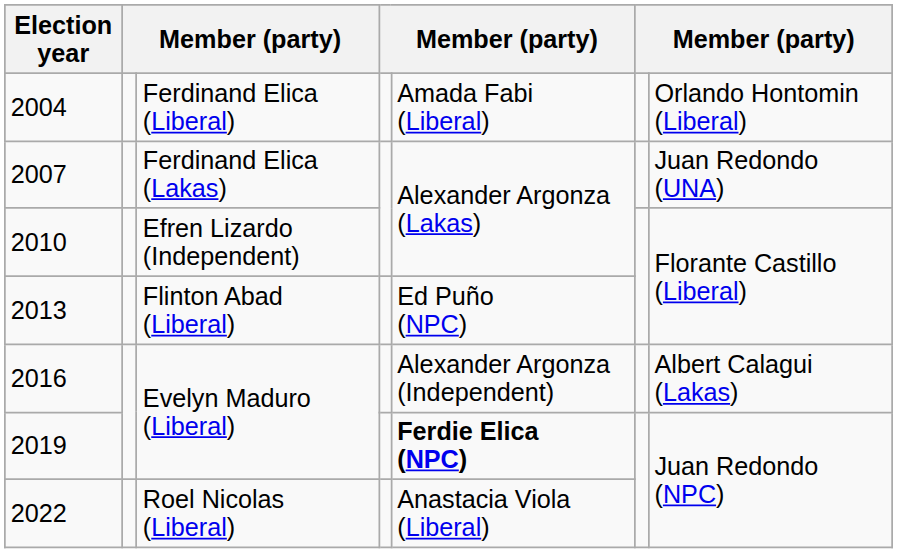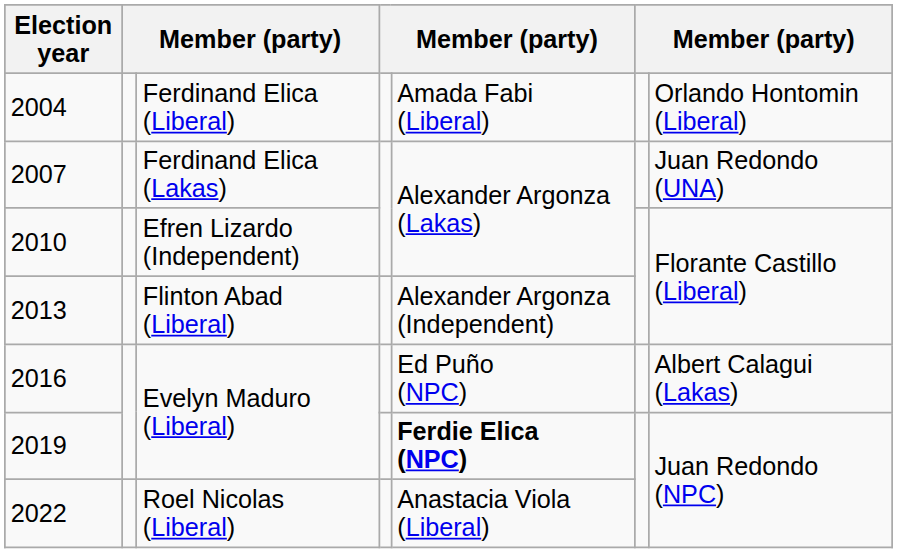(446, 310) Ed Puño (NPC) -> (504, 310) Alexander Argonza (Independent)
(504, 378) Alexander Argonza (Independent) -> (446, 378) Ed Puño (NPC)
